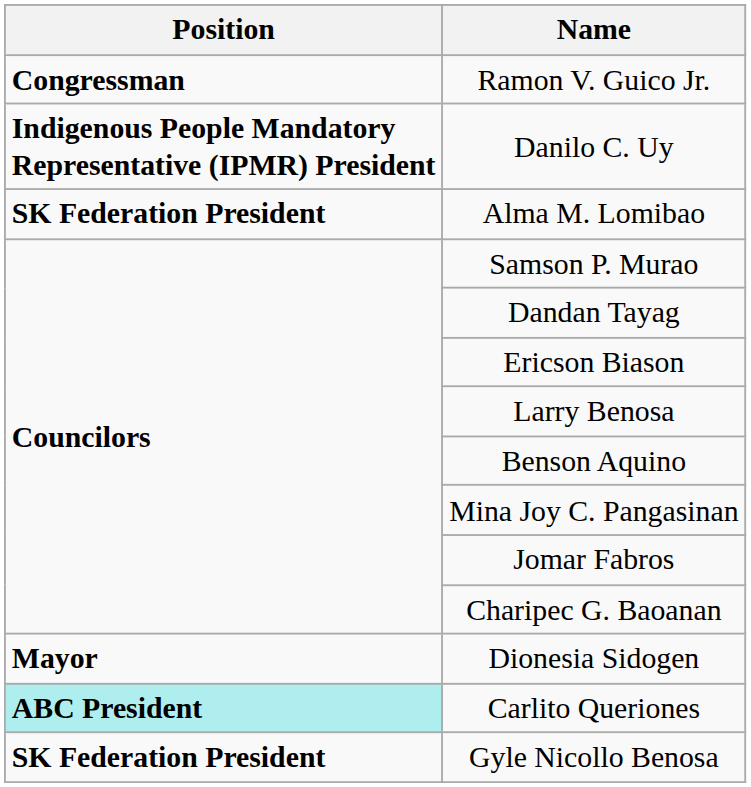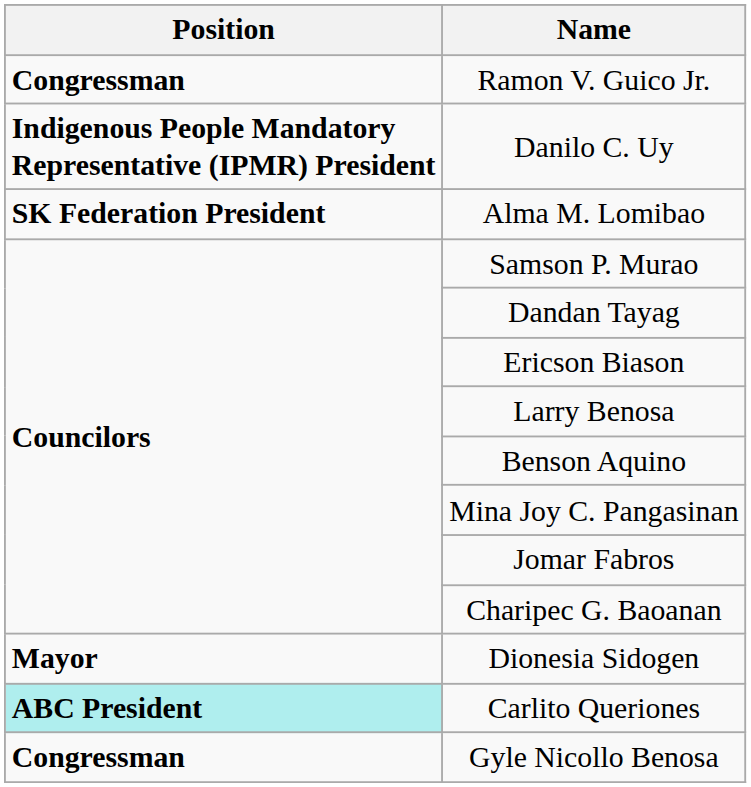(169, 757) SK Federation President -> (98, 757) Congressman
